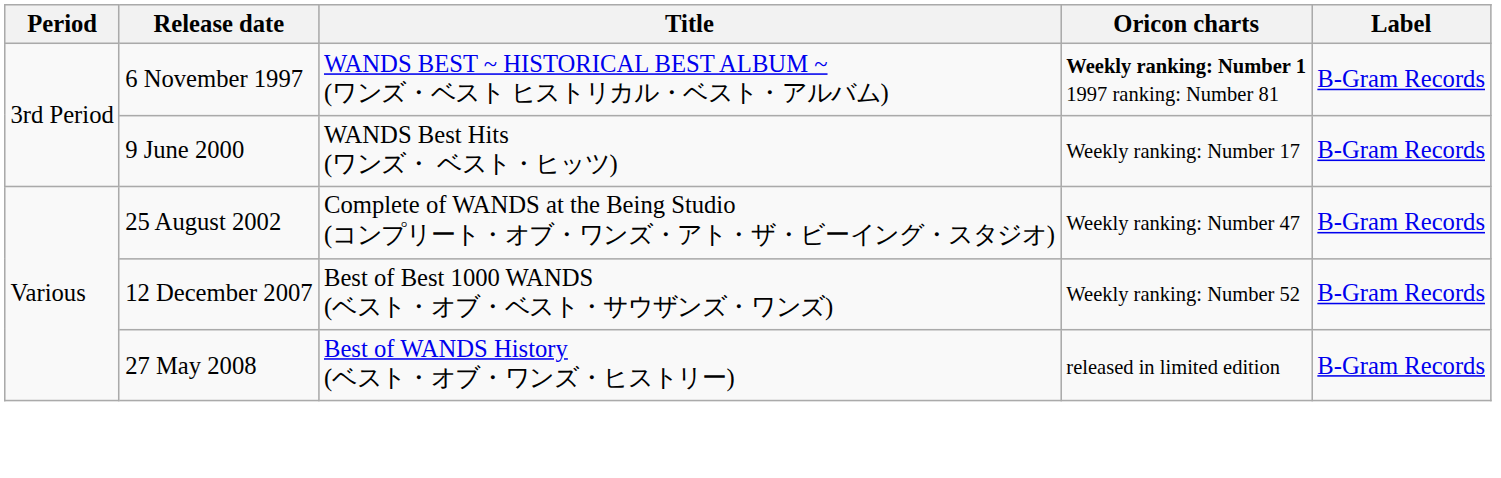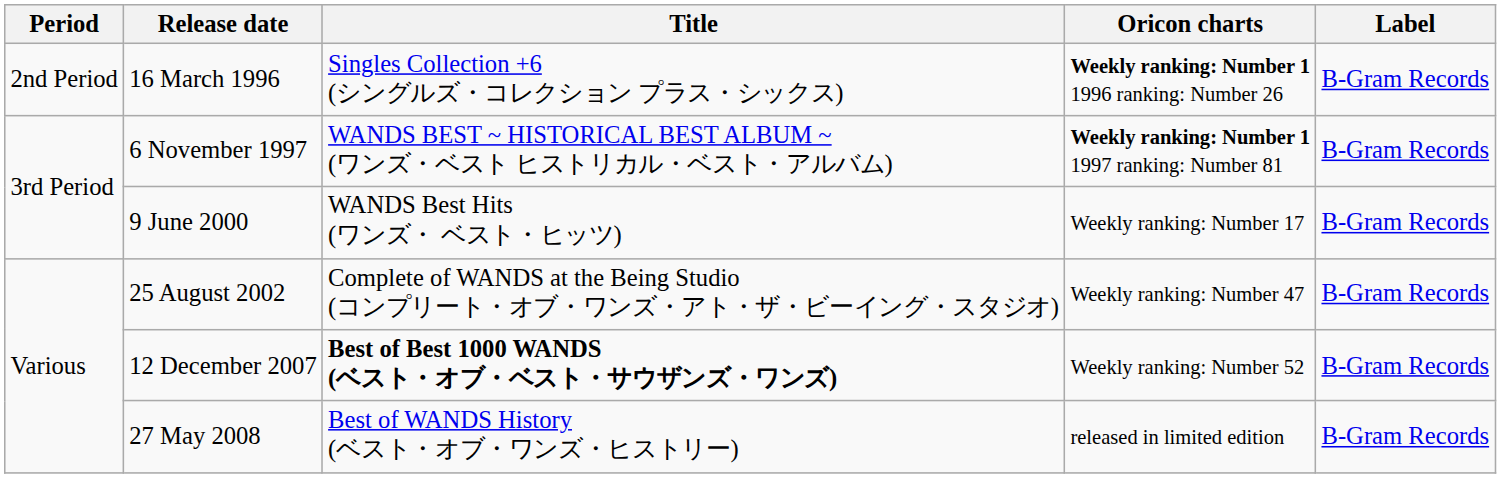+ row: (205, 79)
(579, 291) normal -> (583, 363) bold
